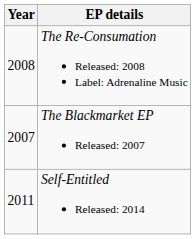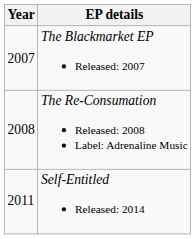rows swapped: (114, 131) <-> (114, 59)
